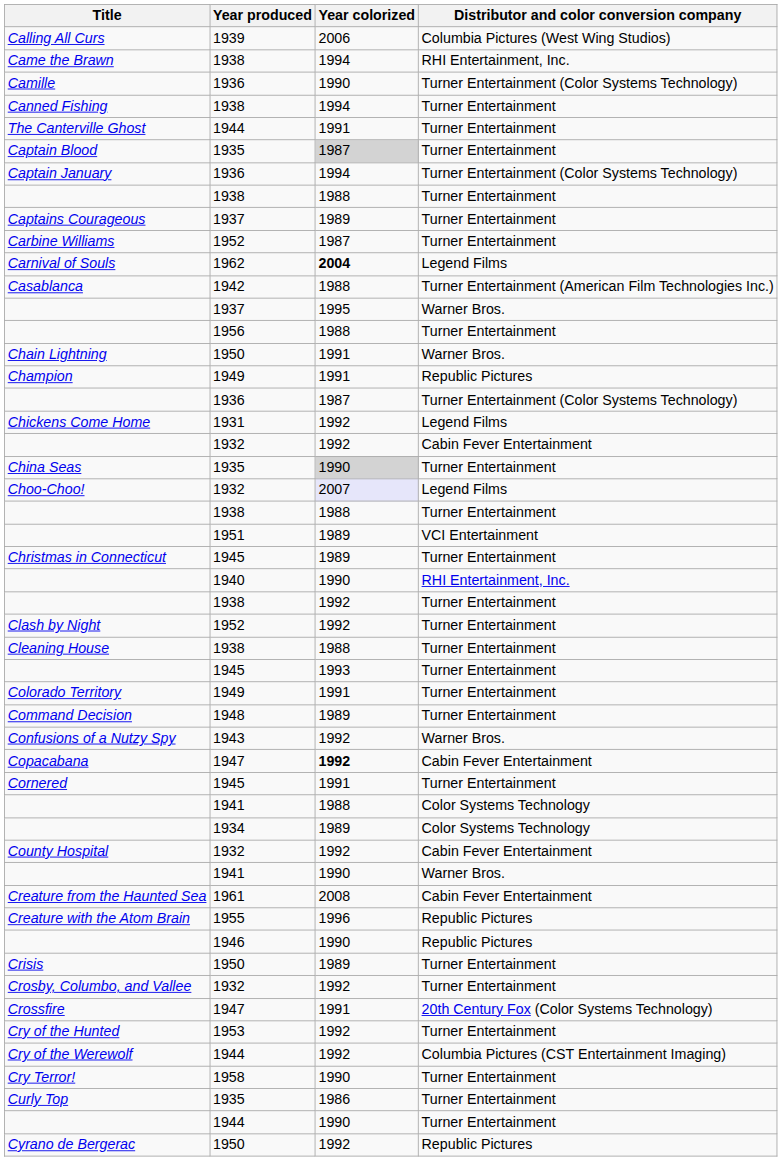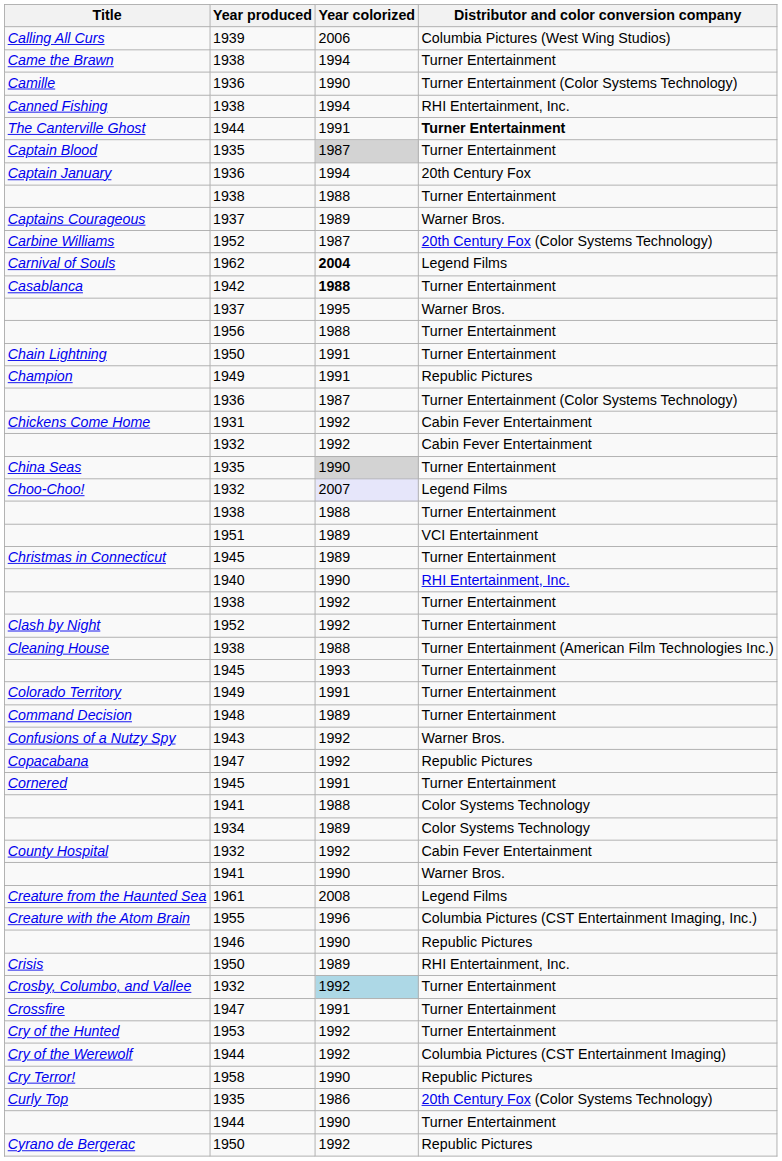(496, 60) RHI Entertainment, Inc. -> (489, 60) Turner Entertainment
(489, 106) Turner Entertainment -> (496, 106) RHI Entertainment, Inc.
(489, 128) normal -> (493, 128) bold
(579, 173) Turner Entertainment (Color Systems Technology) -> (476, 173) 20th Century Fox
(489, 219) Turner Entertainment -> (463, 219) Warner Bros.
(489, 241) Turner Entertainment -> (567, 241) 20th Century Fox (Color Systems Technology)
(334, 286) normal -> (334, 286) bold
(598, 286) Turner Entertainment (American Film Technologies Inc.) -> (489, 286) Turner Entertainment
(463, 354) Warner Bros. -> (489, 354) Turner Entertainment
(464, 422) Legend Films -> (507, 422) Cabin Fever Entertainment
(489, 648) Turner Entertainment -> (598, 648) Turner Entertainment (American Film Technologies Inc.)
(334, 761) bold -> (334, 761) normal
(507, 761) Cabin Fever Entertainment -> (477, 761) Republic Pictures
(507, 896) Cabin Fever Entertainment -> (464, 896) Legend Films
(477, 919) Republic Pictures -> (589, 919) Columbia Pictures (CST Entertainment Imaging, Inc.)
(489, 964) Turner Entertainment -> (496, 964) RHI Entertainment, Inc.
(334, 986) no background -> (334, 986) lightblue background
(567, 1009) 20th Century Fox (Color Systems Technology) -> (489, 1009) Turner Entertainment
(489, 1077) Turner Entertainment -> (477, 1077) Republic Pictures
(489, 1099) Turner Entertainment -> (567, 1099) 20th Century Fox (Color Systems Technology)
